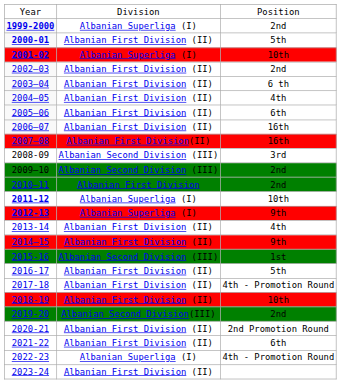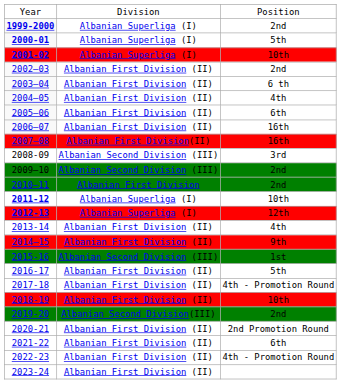(138, 40) Albanian First Division (II) -> (138, 40) Albanian Superliga (I)
(278, 213) 9th -> (278, 213) 12th
(138, 357) Albanian Superliga (I) -> (138, 357) Albanian First Division (II)
